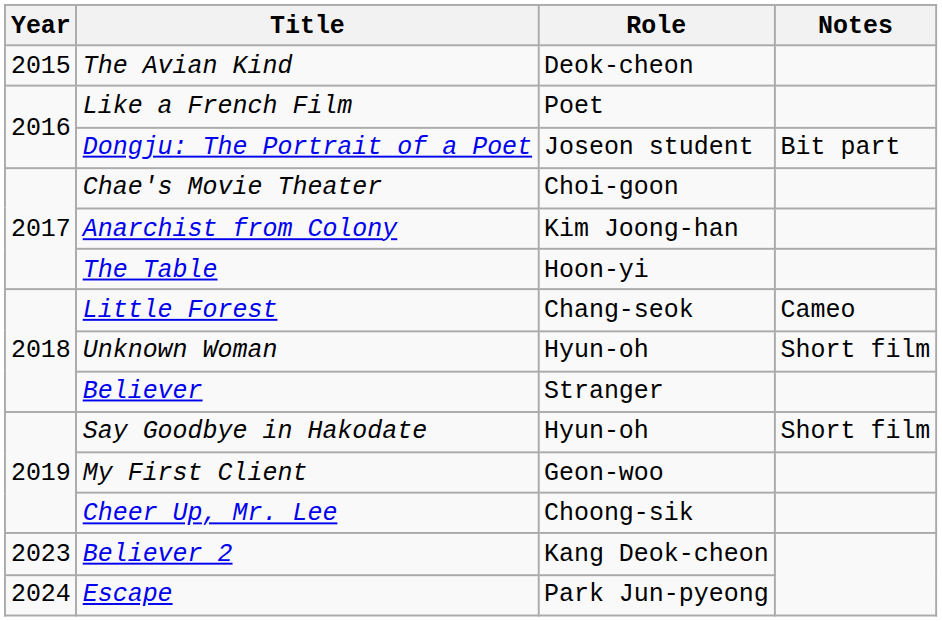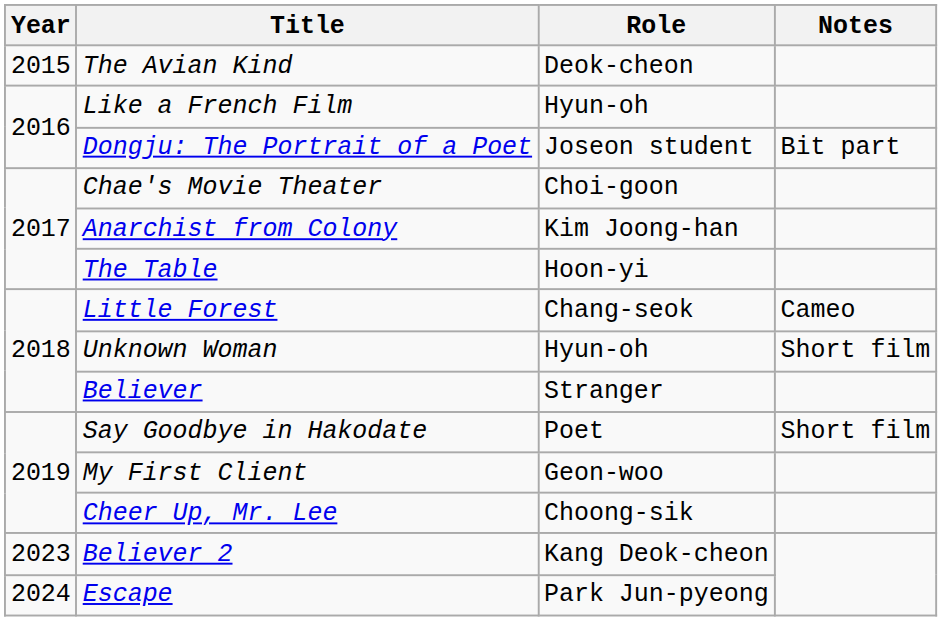(574, 107) Poet -> (596, 107) Hyun-oh
(596, 432) Hyun-oh -> (574, 432) Poet
